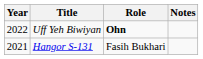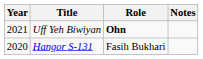(17, 29) 2022 -> (17, 29) 2021
(17, 46) 2021 -> (17, 46) 2020
